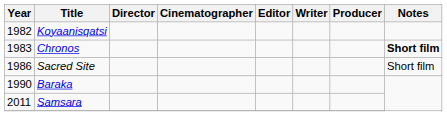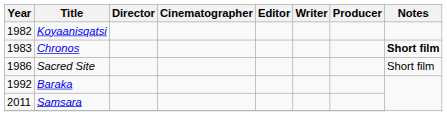(19, 84) 1990 -> (19, 84) 1992
